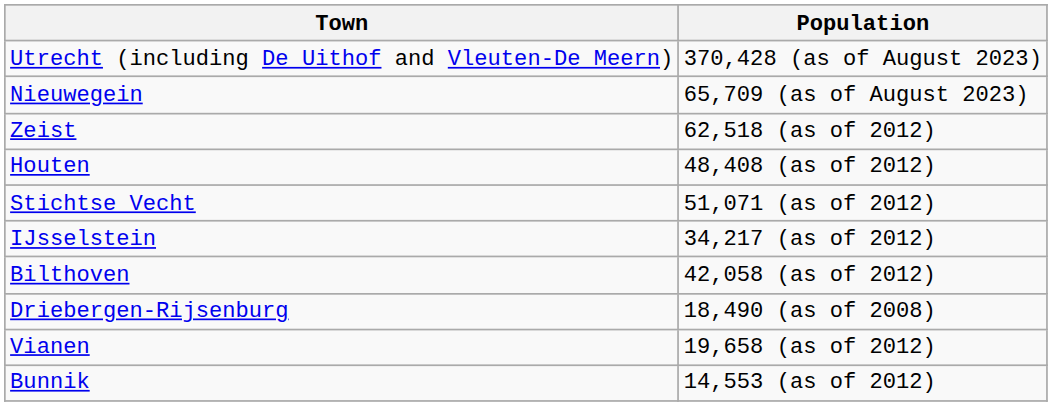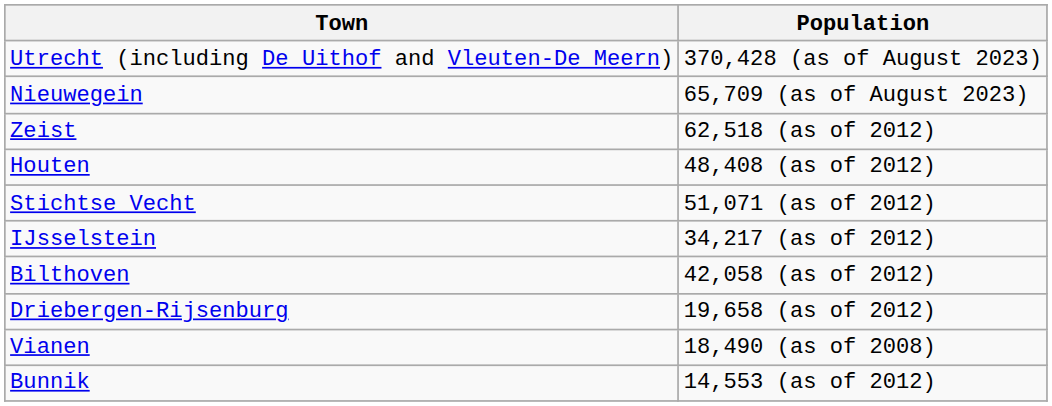(810, 311) 18,490 (as of 2008) -> (810, 311) 19,658 (as of 2012)
(810, 347) 19,658 (as of 2012) -> (810, 347) 18,490 (as of 2008)
